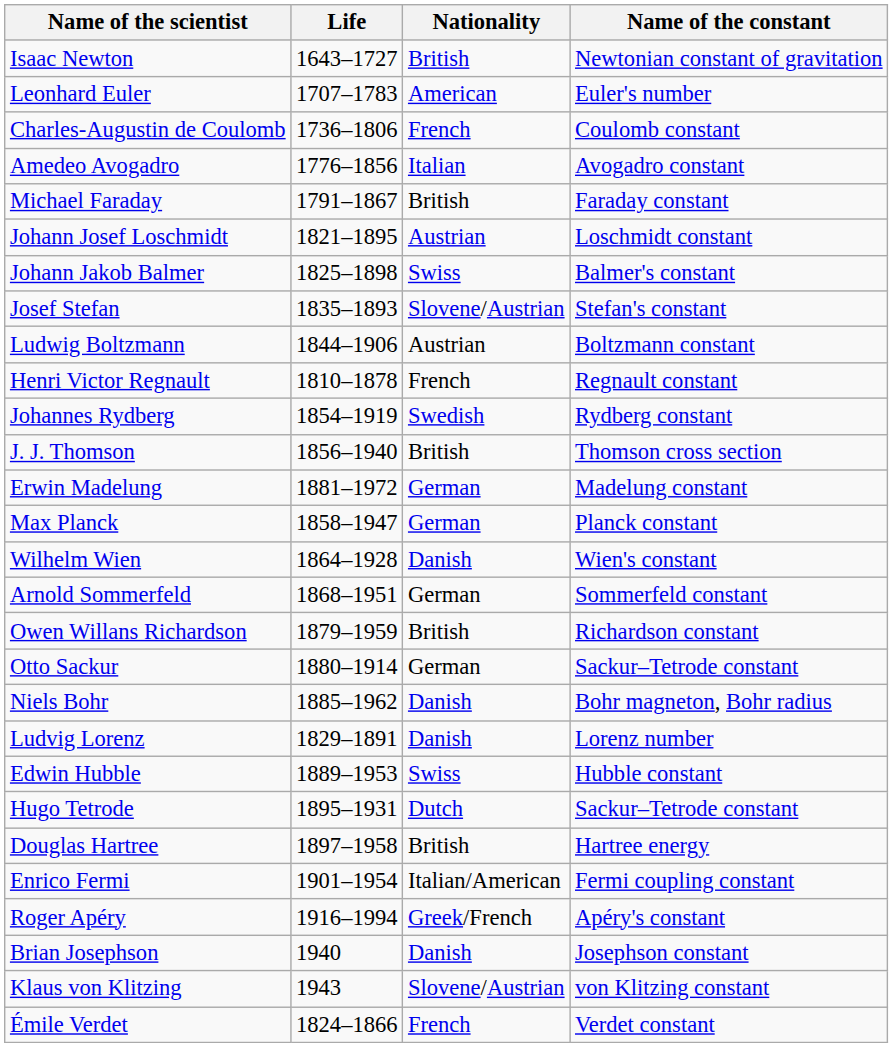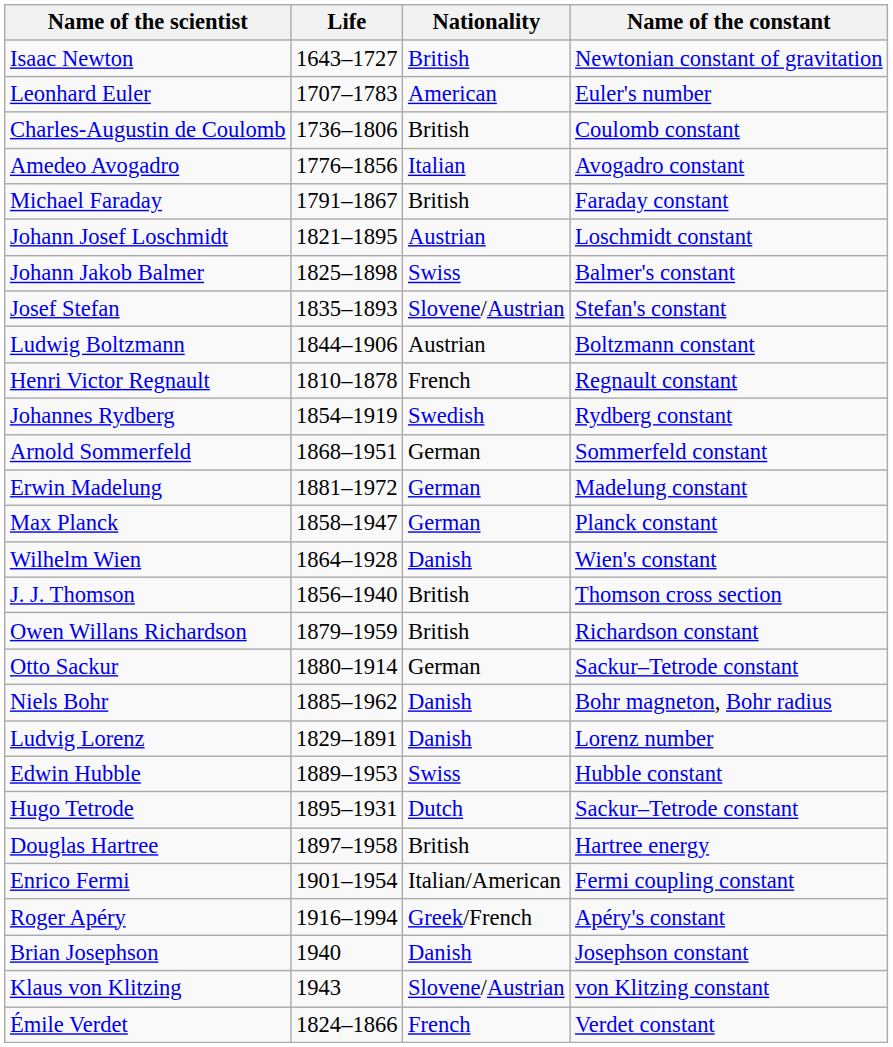(439, 129) French -> (439, 129) British
rows swapped: (72, 451) <-> (100, 594)
